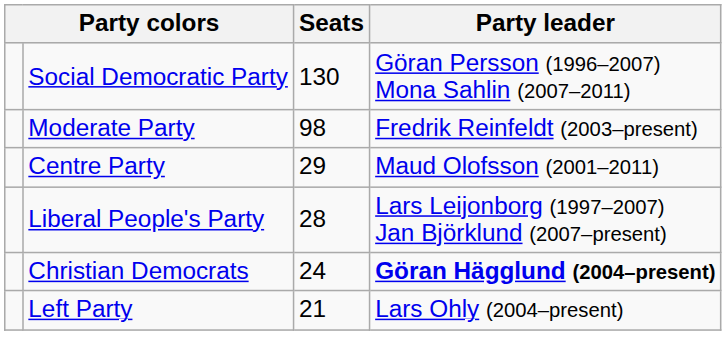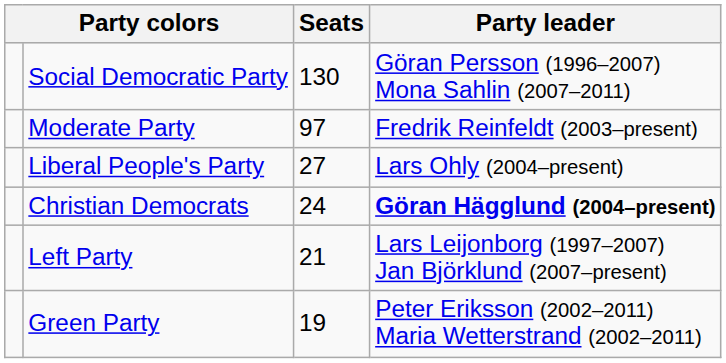(313, 128) 98 -> (313, 128) 97
- row: (97, 166)
(313, 219) 28 -> (313, 166) 27
(521, 219) Lars Leijonborg (1997–2007) Jan Björklund (2007–present) -> (499, 166) Lars Ohly (2004–present)
(499, 309) Lars Ohly (2004–present) -> (521, 257) Lars Leijonborg (1997–2007) Jan Björklund (2007–present)
+ row: (94, 323)
